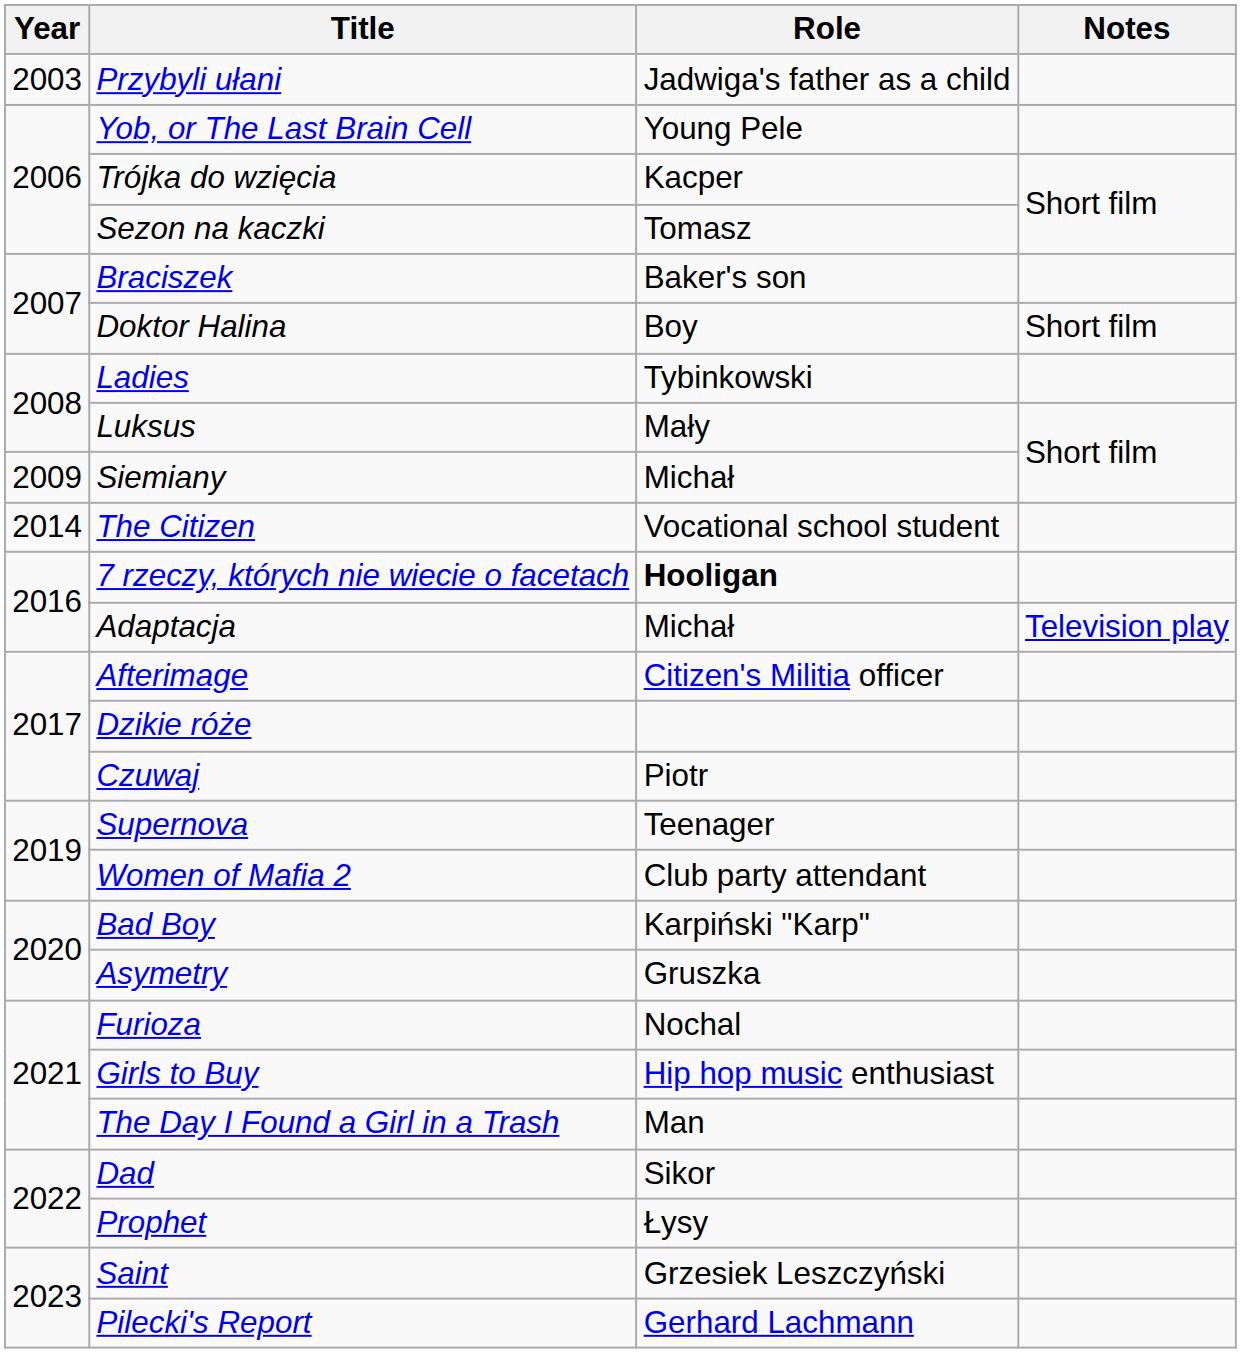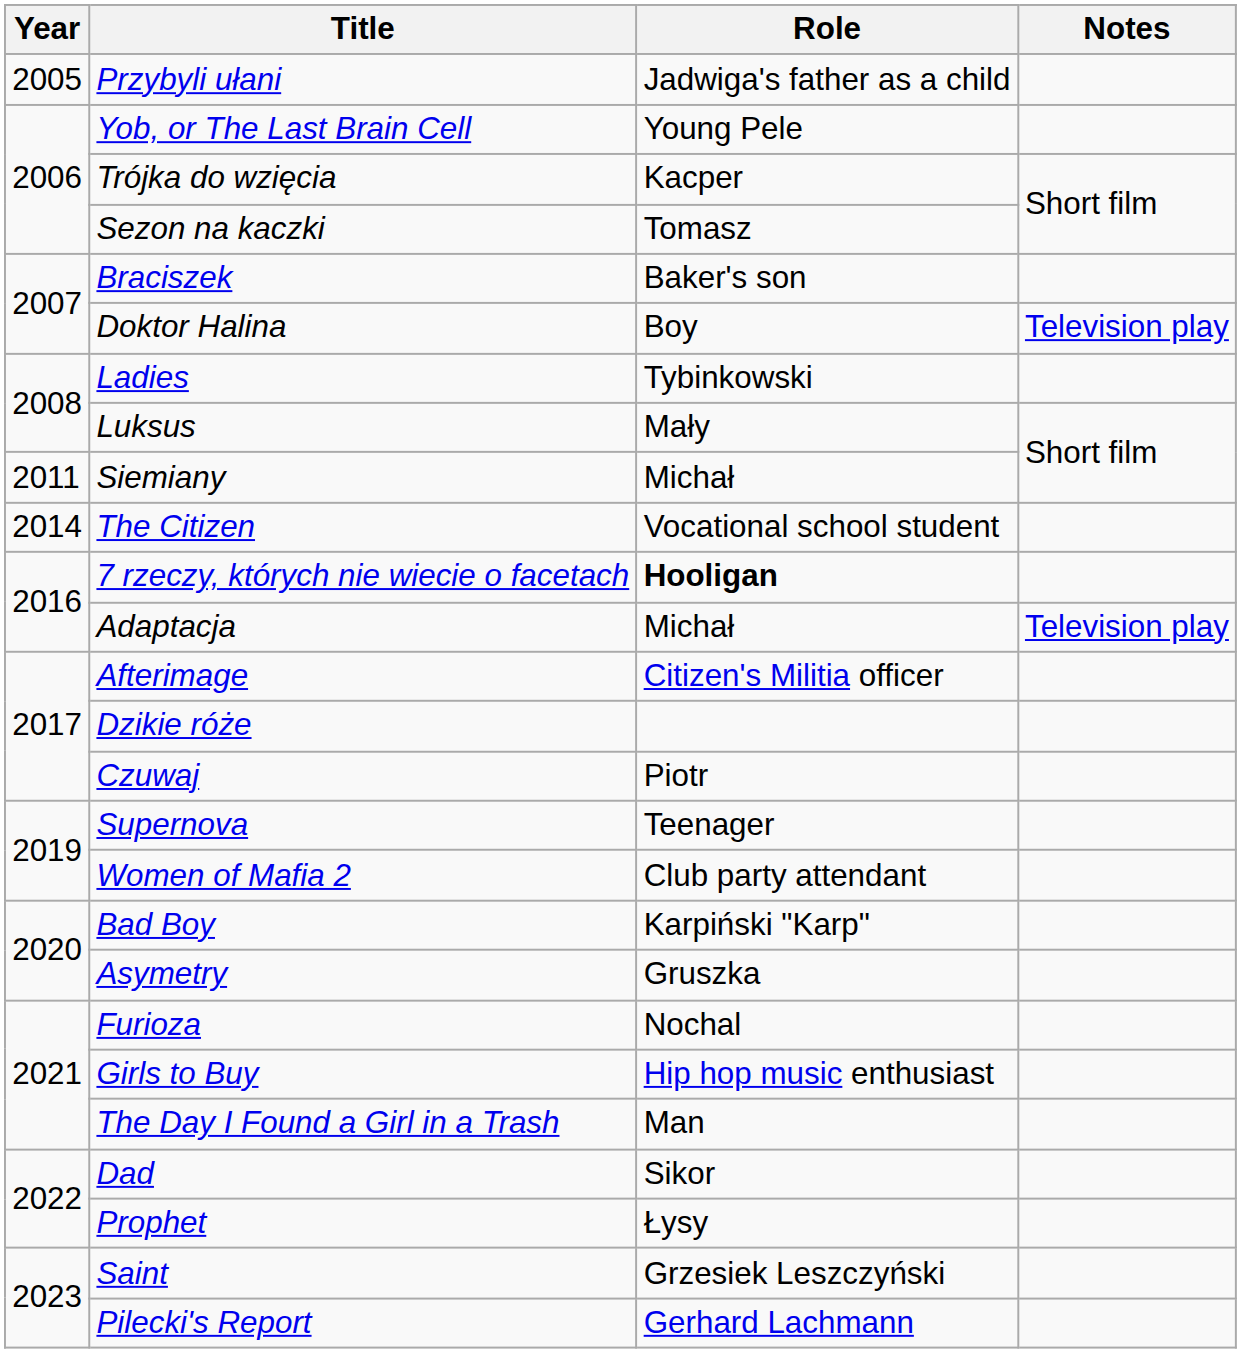(47, 79) 2003 -> (47, 79) 2005
(1091, 327) Short film -> (1127, 327) Television play
(47, 476) 2009 -> (46, 476) 2011
